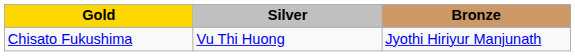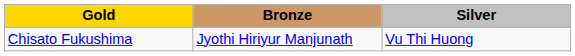columns swapped: (288, 16) <-> (476, 16)
